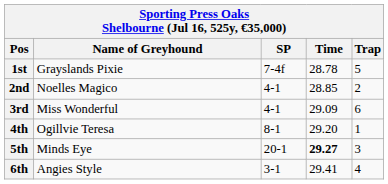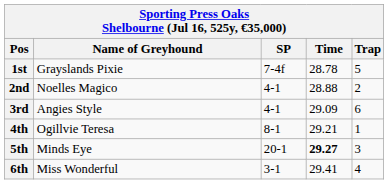(323, 88) 28.85 -> (323, 88) 28.88
(77, 108) Miss Wonderful -> (69, 108) Angies Style
(323, 128) 29.20 -> (323, 128) 29.21
(69, 169) Angies Style -> (77, 169) Miss Wonderful
